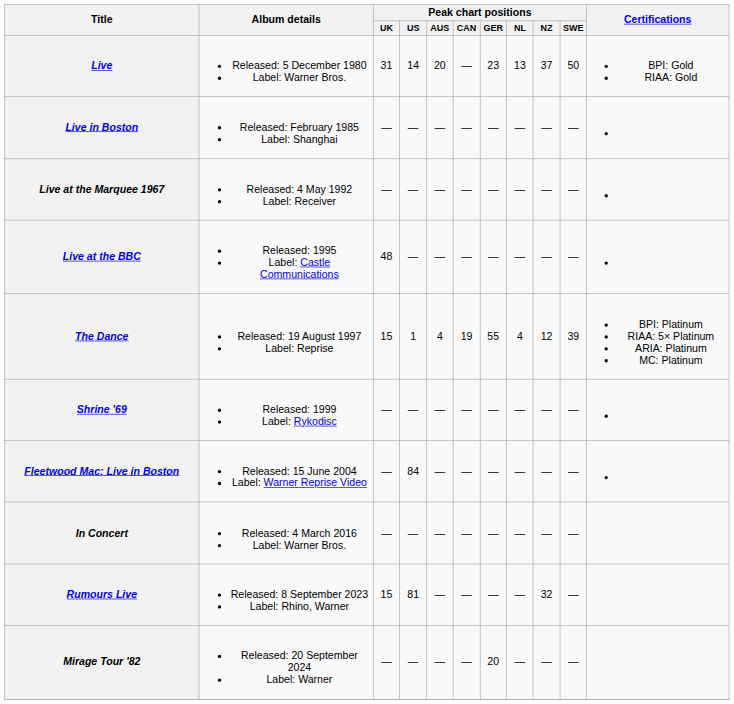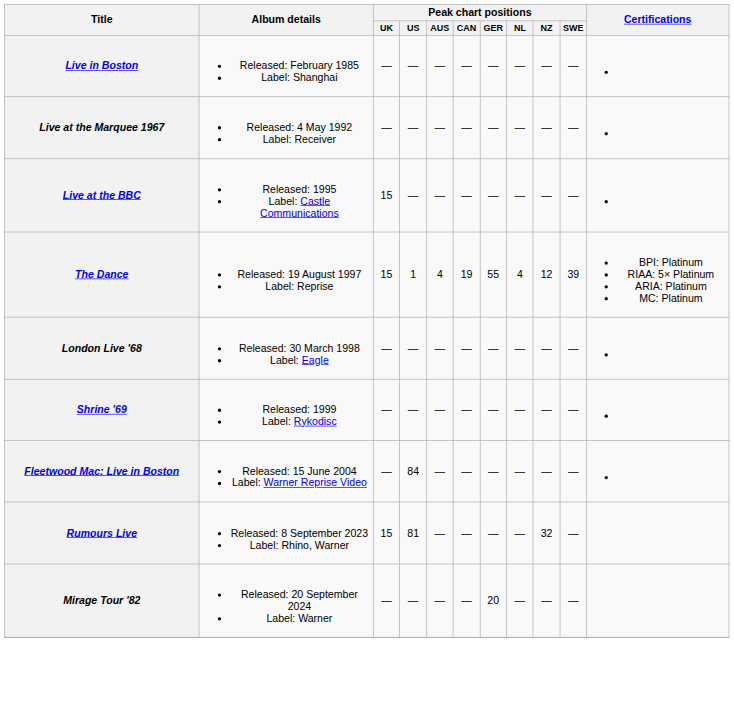- row: (102, 66)
(386, 257) 48 -> (386, 195) 15
+ row: (102, 348)
- row: (102, 533)
